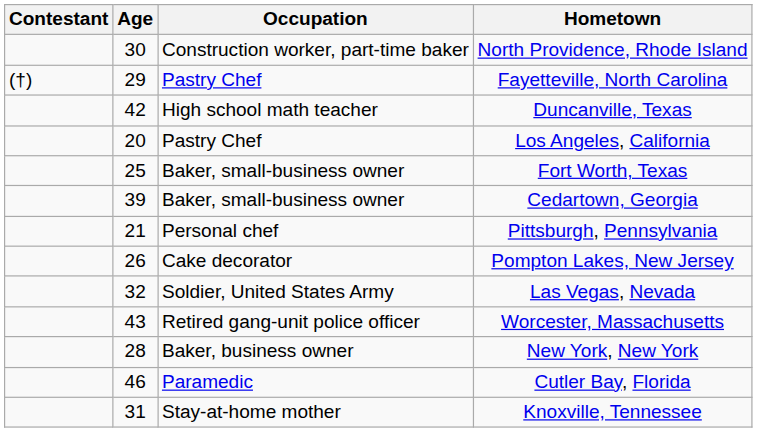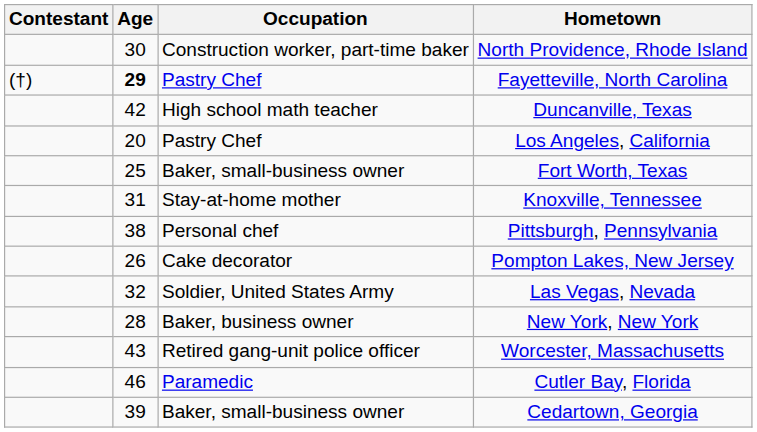(135, 79) normal -> (135, 79) bold
rows swapped: (613, 412) <-> (613, 200)
(135, 230) 21 -> (135, 230) 38
rows swapped: (613, 321) <-> (613, 351)
